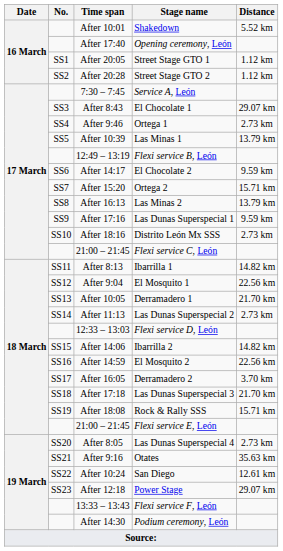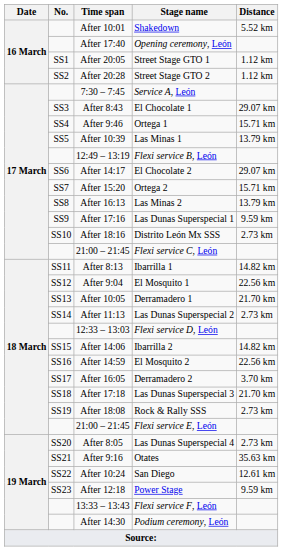(257, 123) 2.73 km -> (257, 123) 15.71 km
(257, 171) 9.59 km -> (257, 171) 29.07 km
(257, 410) 15.71 km -> (257, 410) 2.73 km
(257, 489) 29.07 km -> (257, 489) 9.59 km
